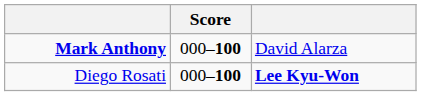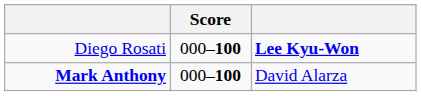rows swapped: (111, 47) <-> (120, 76)
